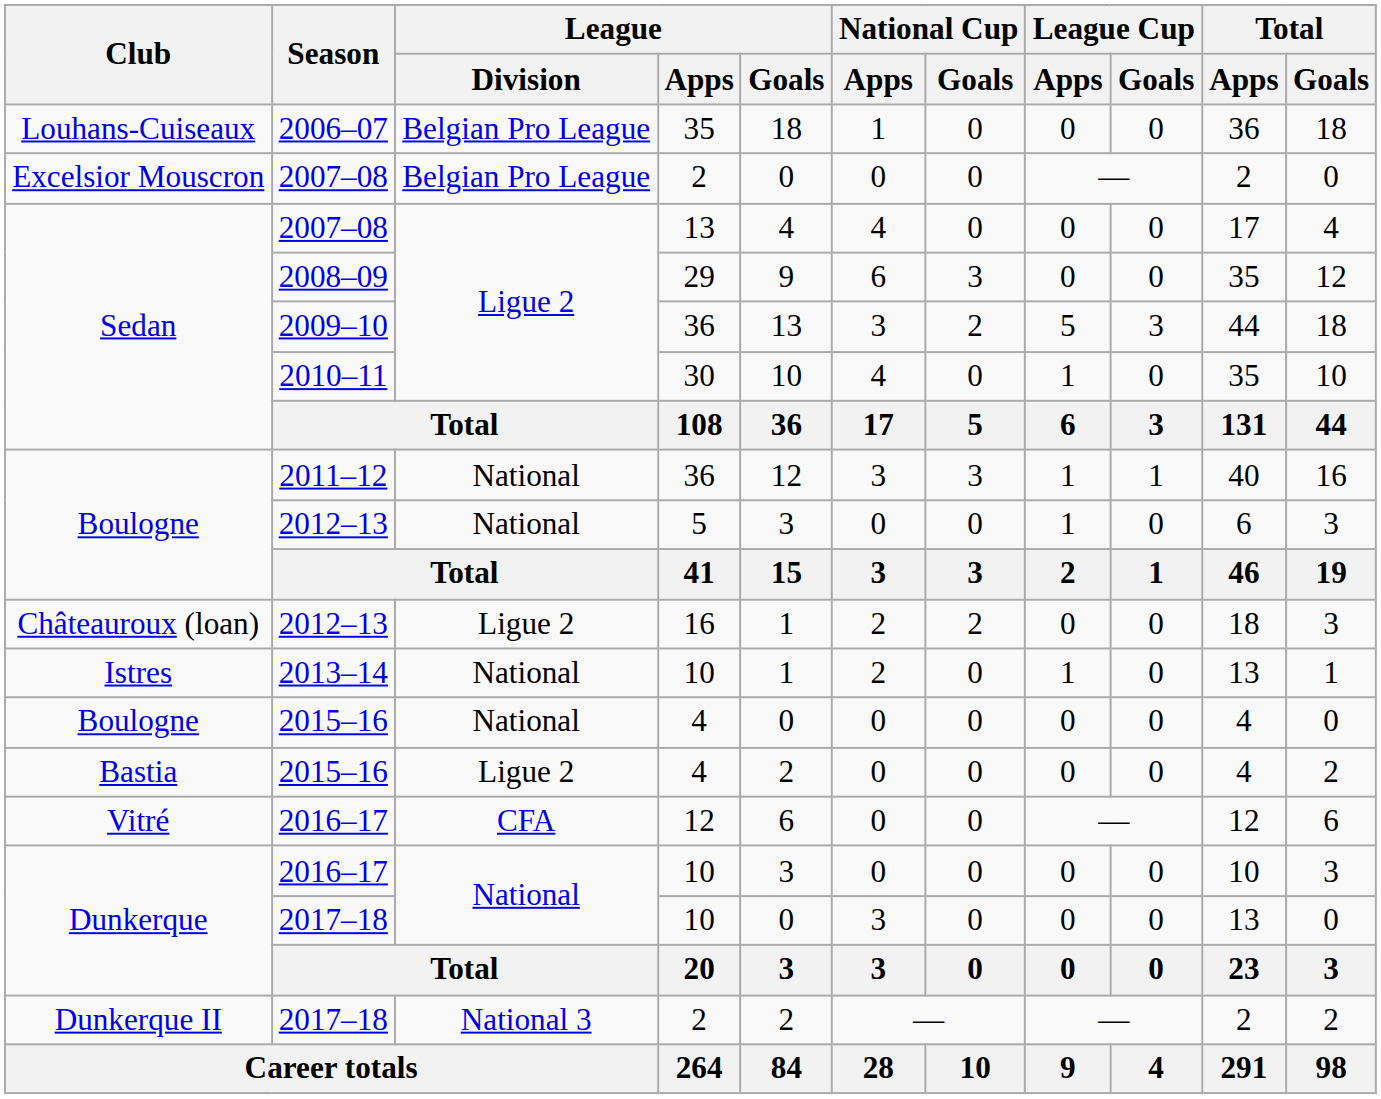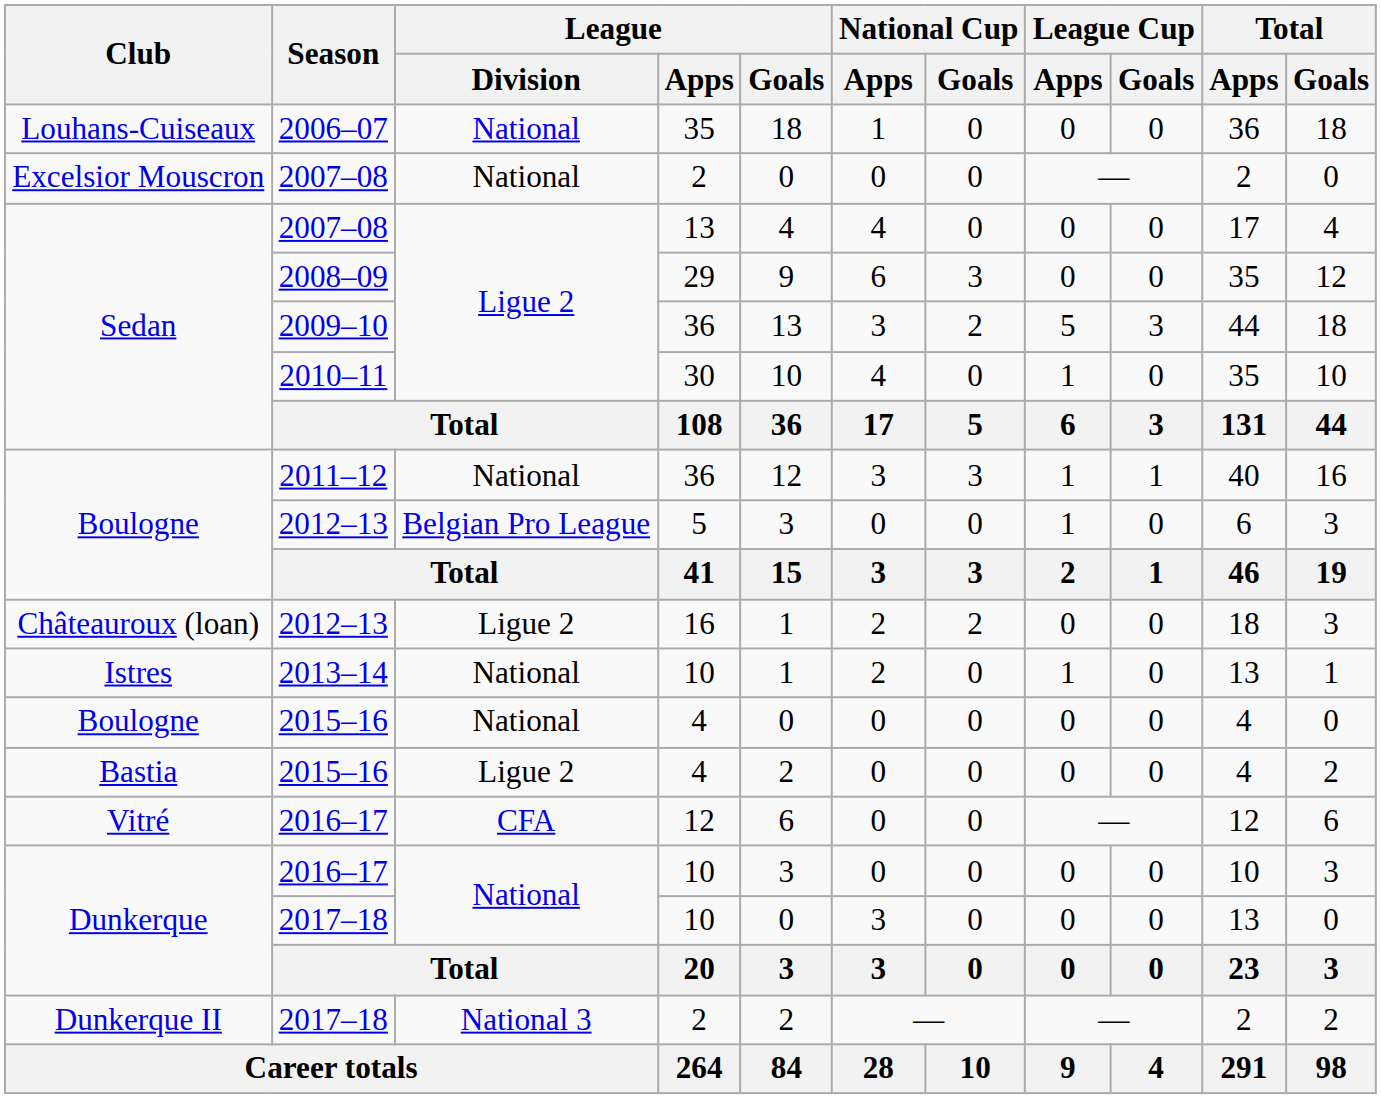(526, 128) Belgian Pro League -> (526, 128) National
(526, 177) Belgian Pro League -> (526, 177) National
(526, 524) National -> (526, 524) Belgian Pro League
